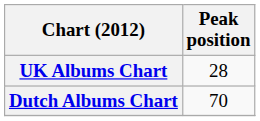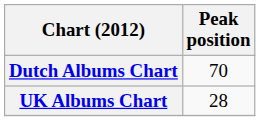rows swapped: (93, 100) <-> (93, 70)
